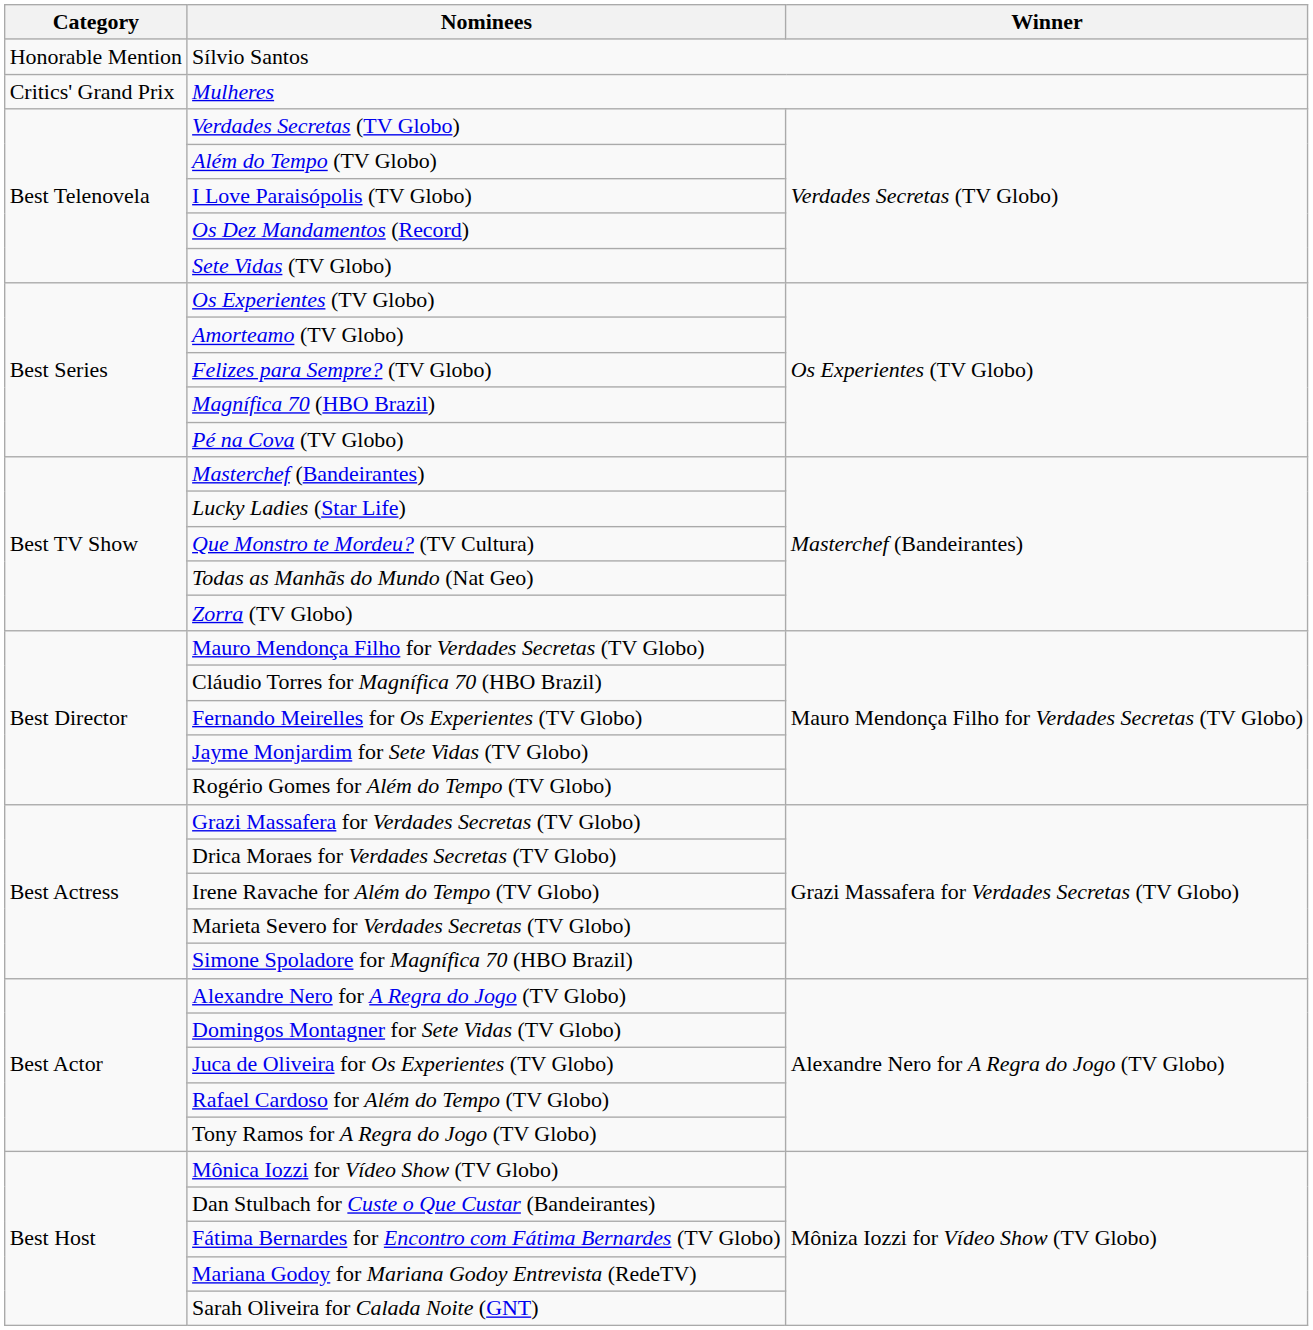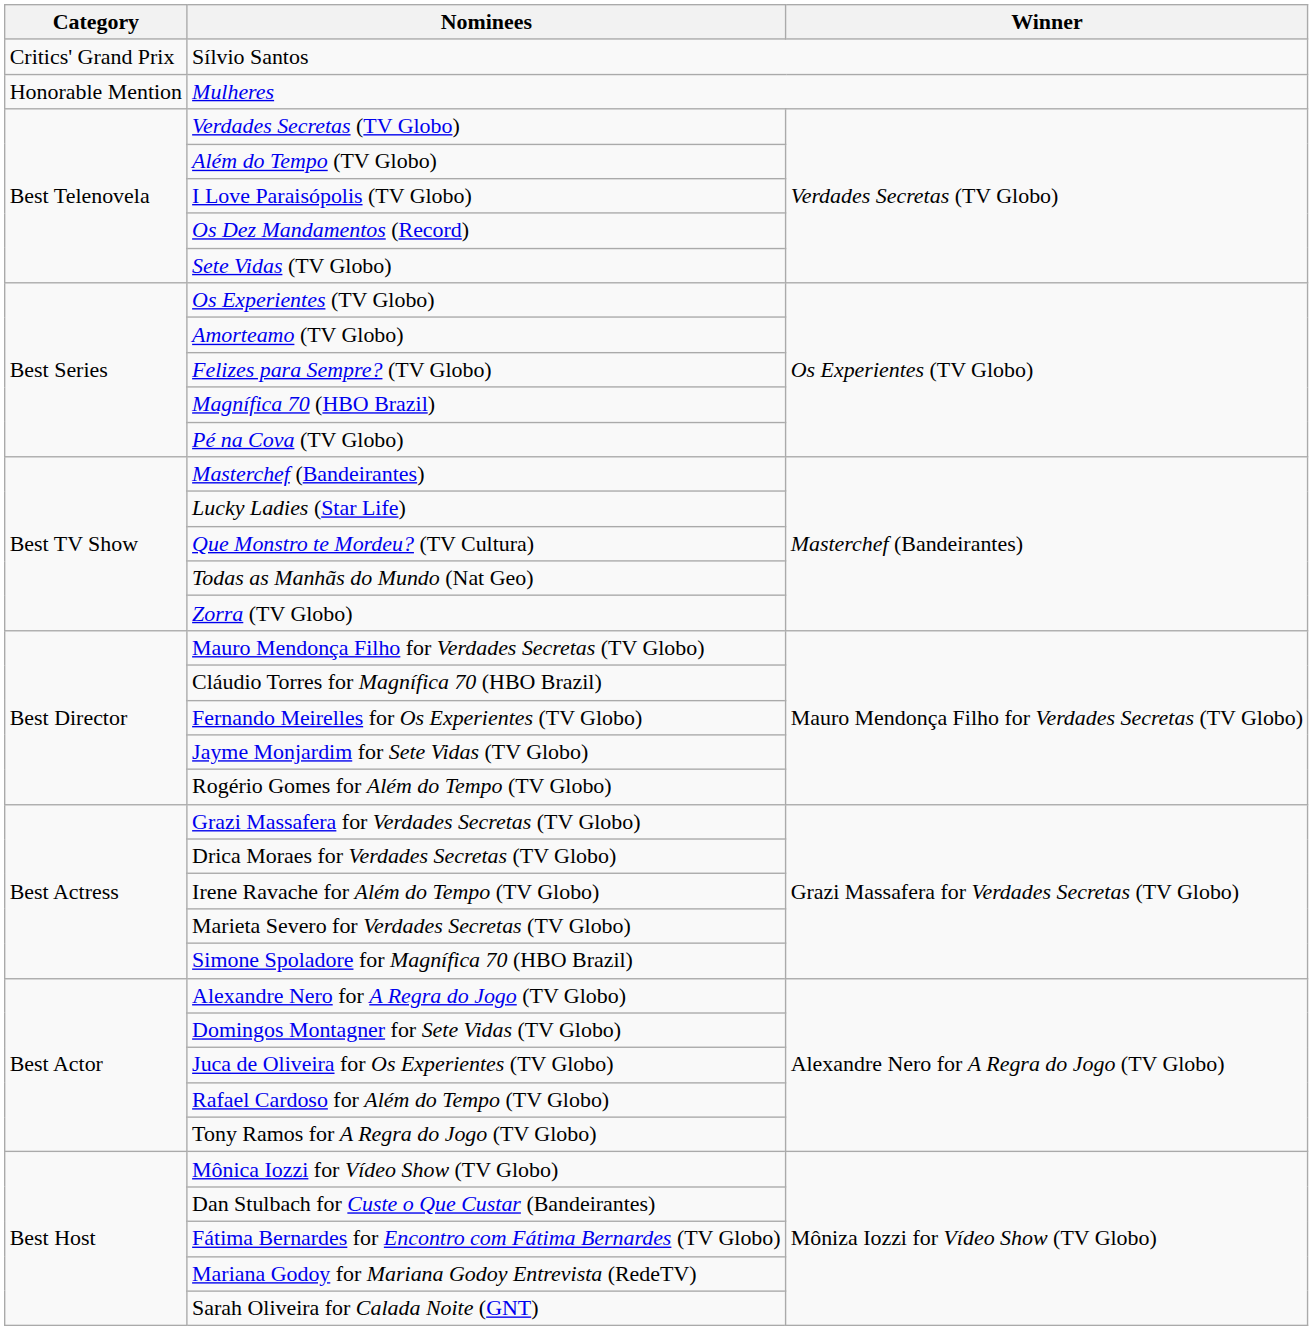(96, 56) Honorable Mention -> (92, 56) Critics' Grand Prix
(92, 91) Critics' Grand Prix -> (96, 91) Honorable Mention
